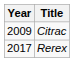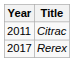(19, 31) 2009 -> (19, 31) 2011
